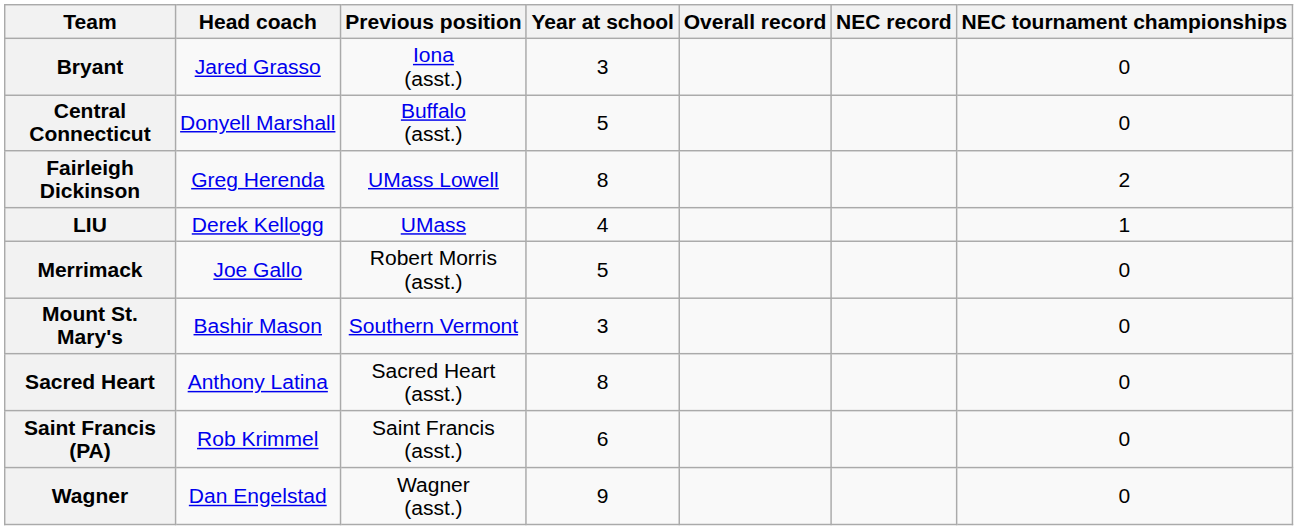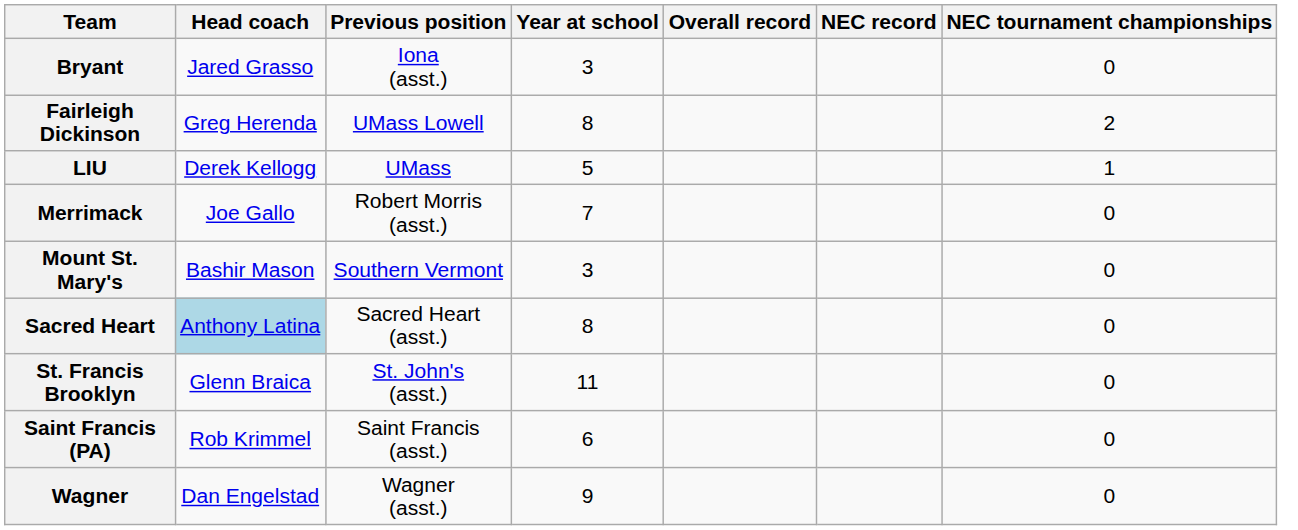- row: (90, 123)
(603, 225) 4 -> (588, 168) 5
(603, 270) 5 -> (588, 213) 7
(258, 383) no background -> (250, 326) lightblue background
+ row: (90, 383)
